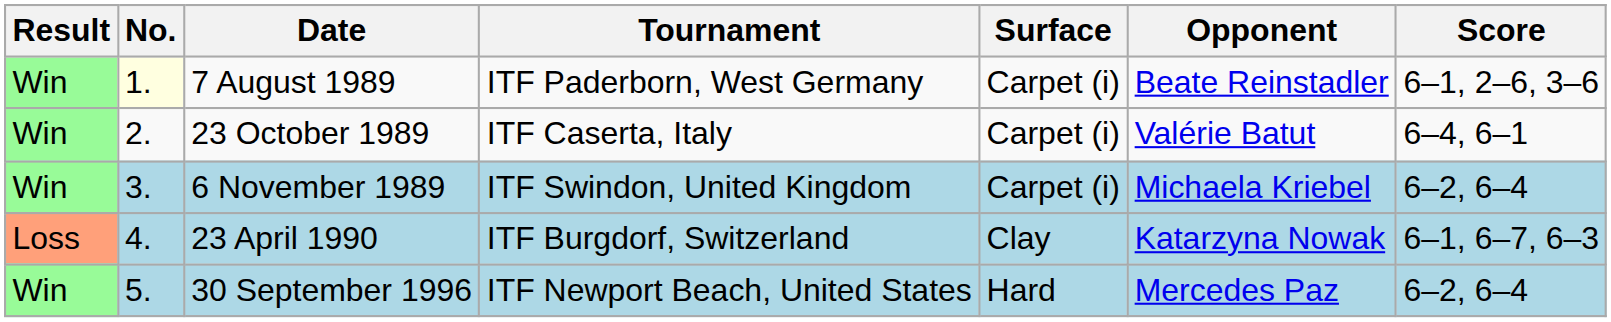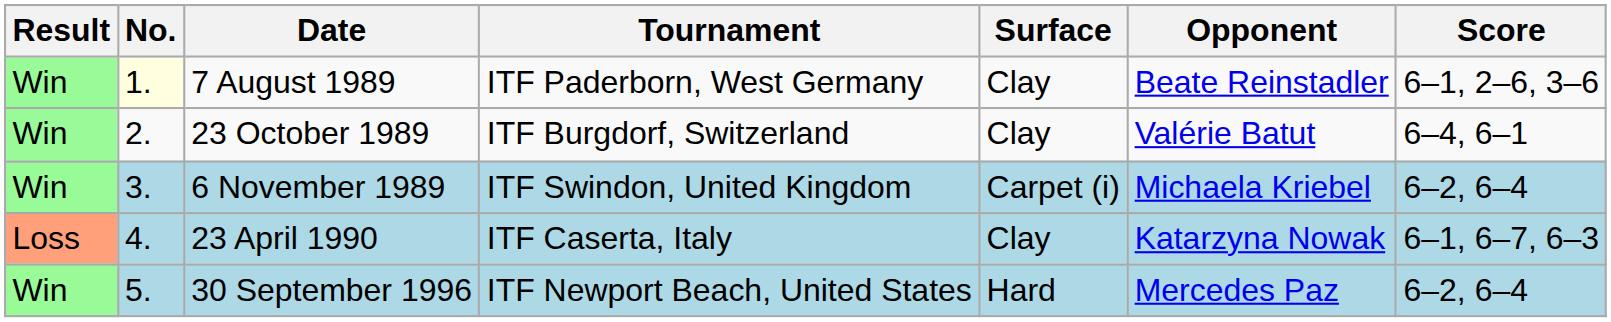(1053, 81) Carpet (i) -> (1019, 81) Clay
(609, 133) ITF Caserta, Italy -> (668, 133) ITF Burgdorf, Switzerland
(1053, 133) Carpet (i) -> (1019, 133) Clay
(668, 237) ITF Burgdorf, Switzerland -> (609, 237) ITF Caserta, Italy
